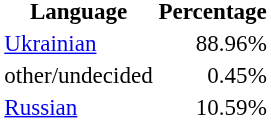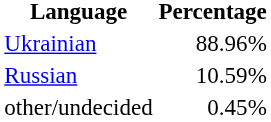rows swapped: (41, 107) <-> (79, 75)
